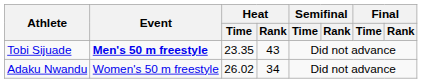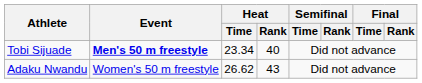(239, 50) 23.35 -> (239, 50) 23.34
(273, 50) 43 -> (273, 50) 40
(239, 69) 26.02 -> (239, 69) 26.62
(273, 69) 34 -> (273, 69) 43
